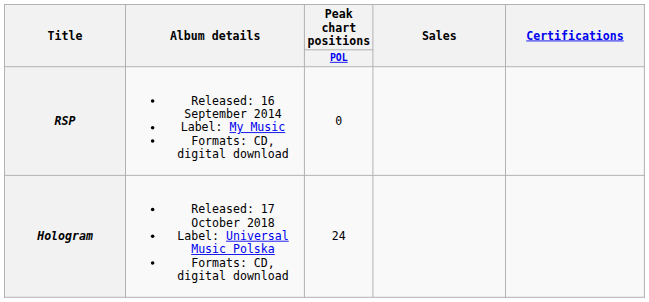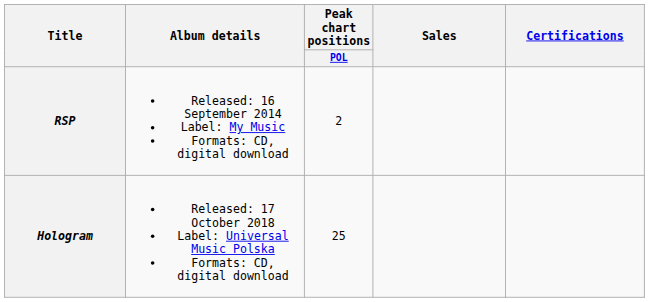(339, 121) 0 -> (339, 121) 2
(339, 236) 24 -> (339, 236) 25
